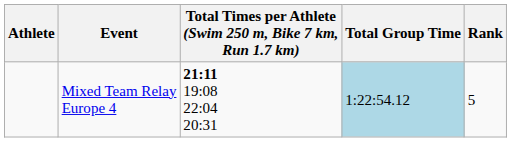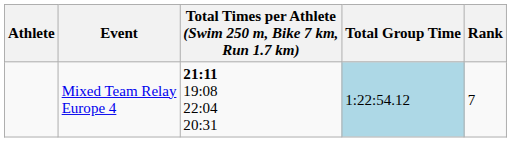(472, 99) 5 -> (472, 99) 7
